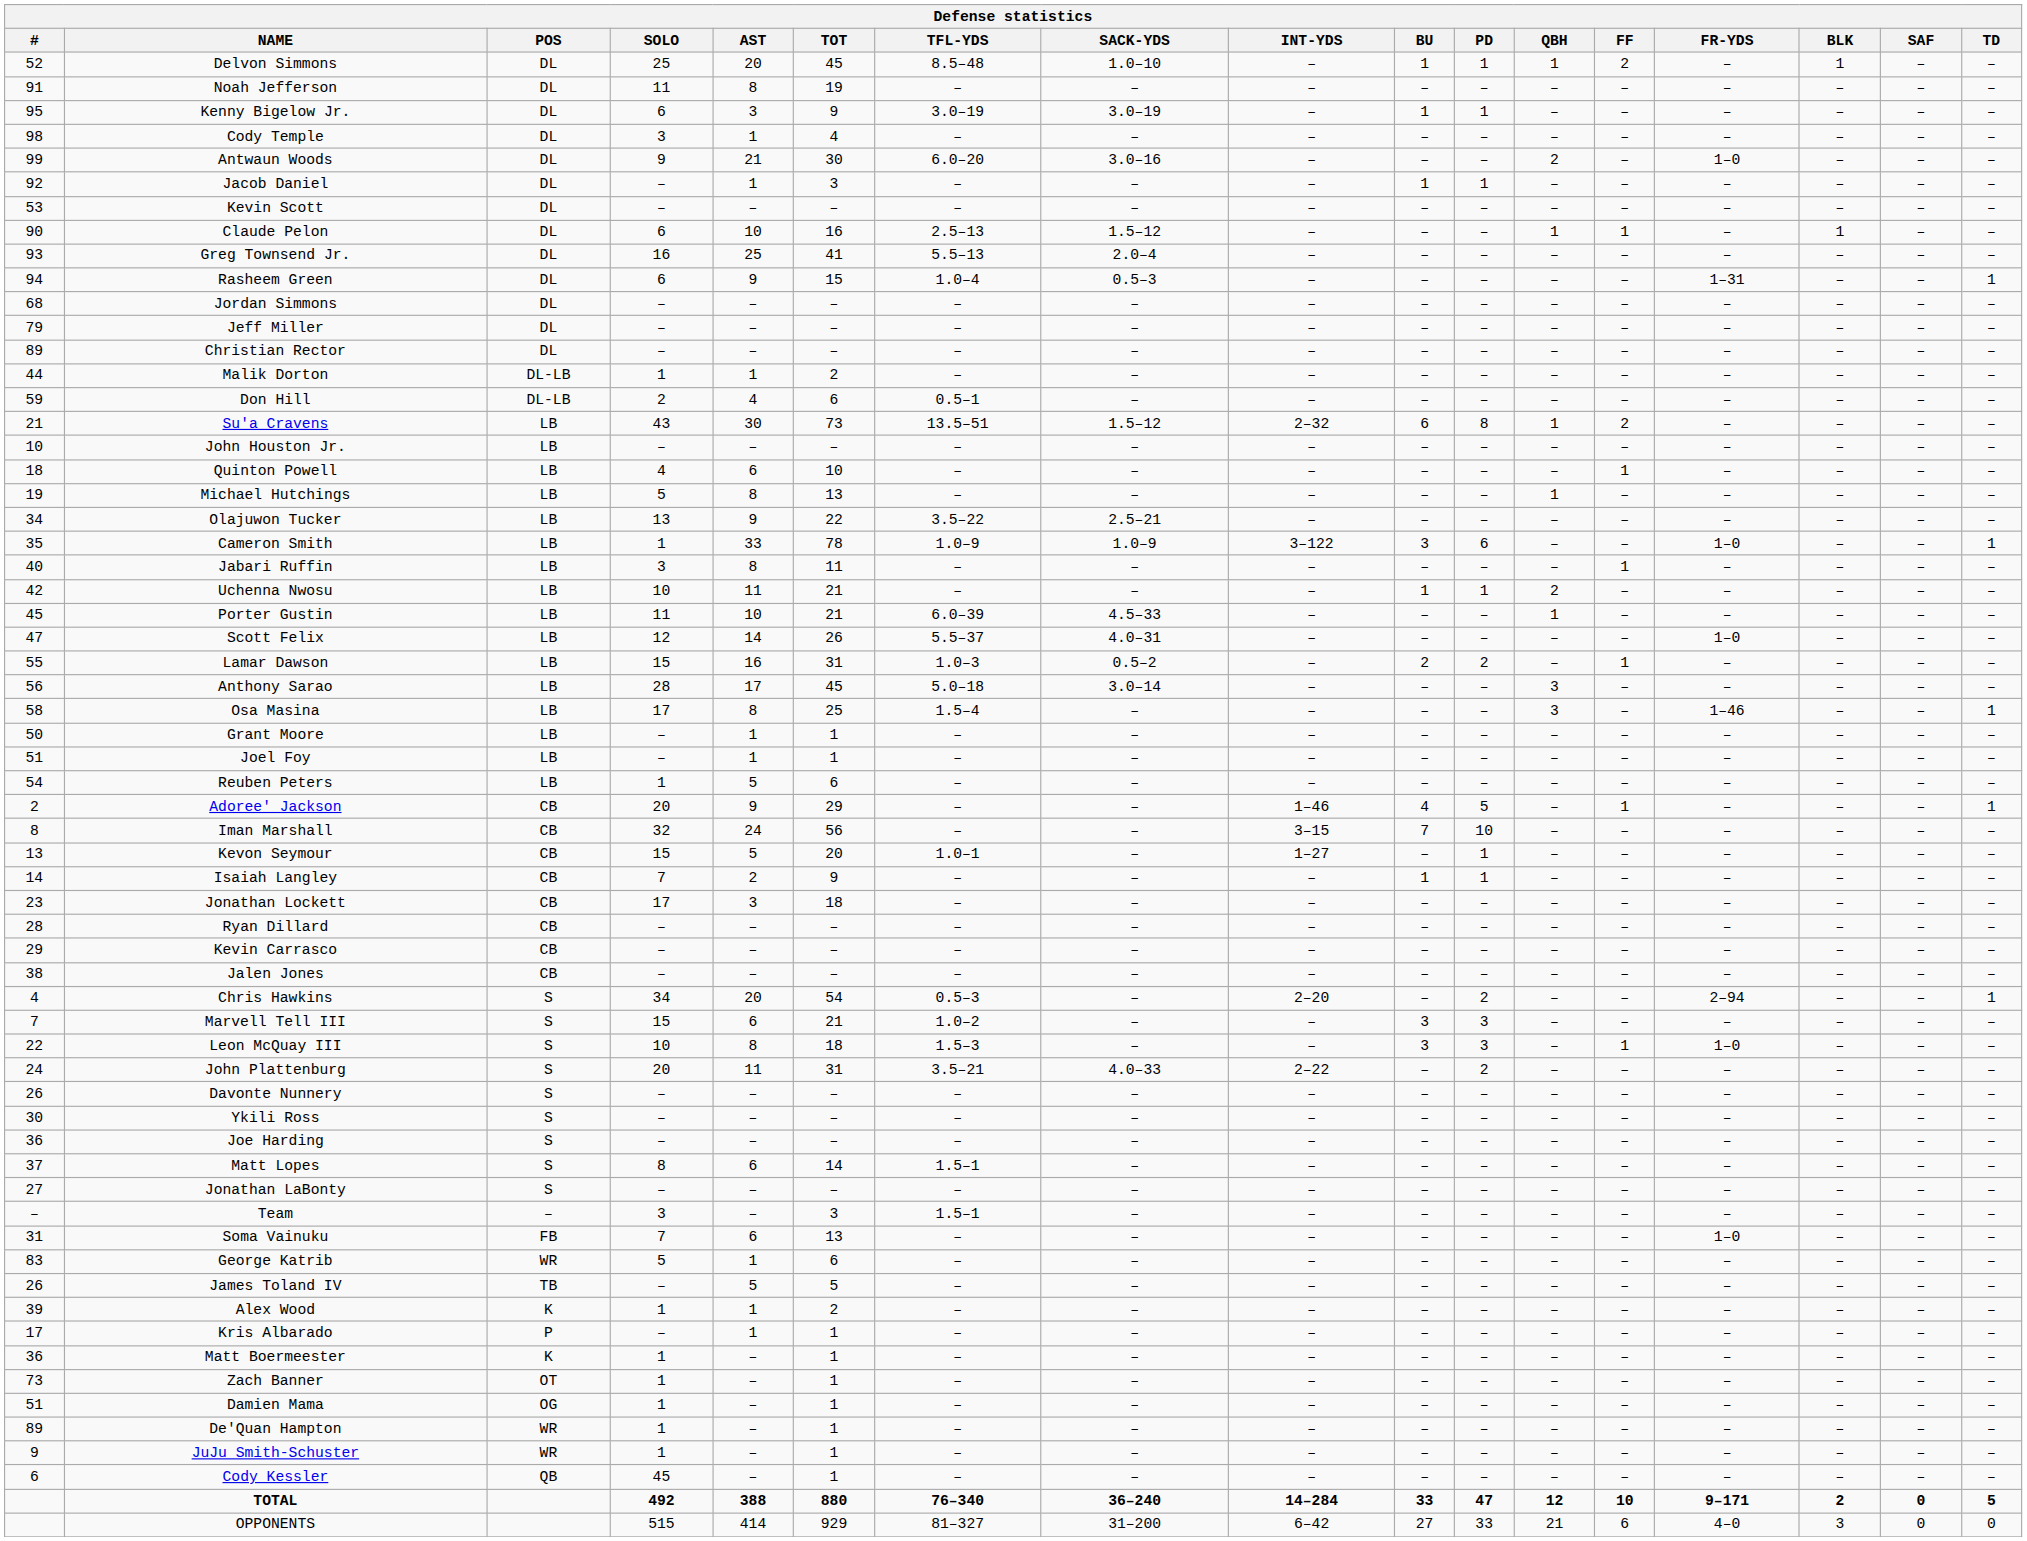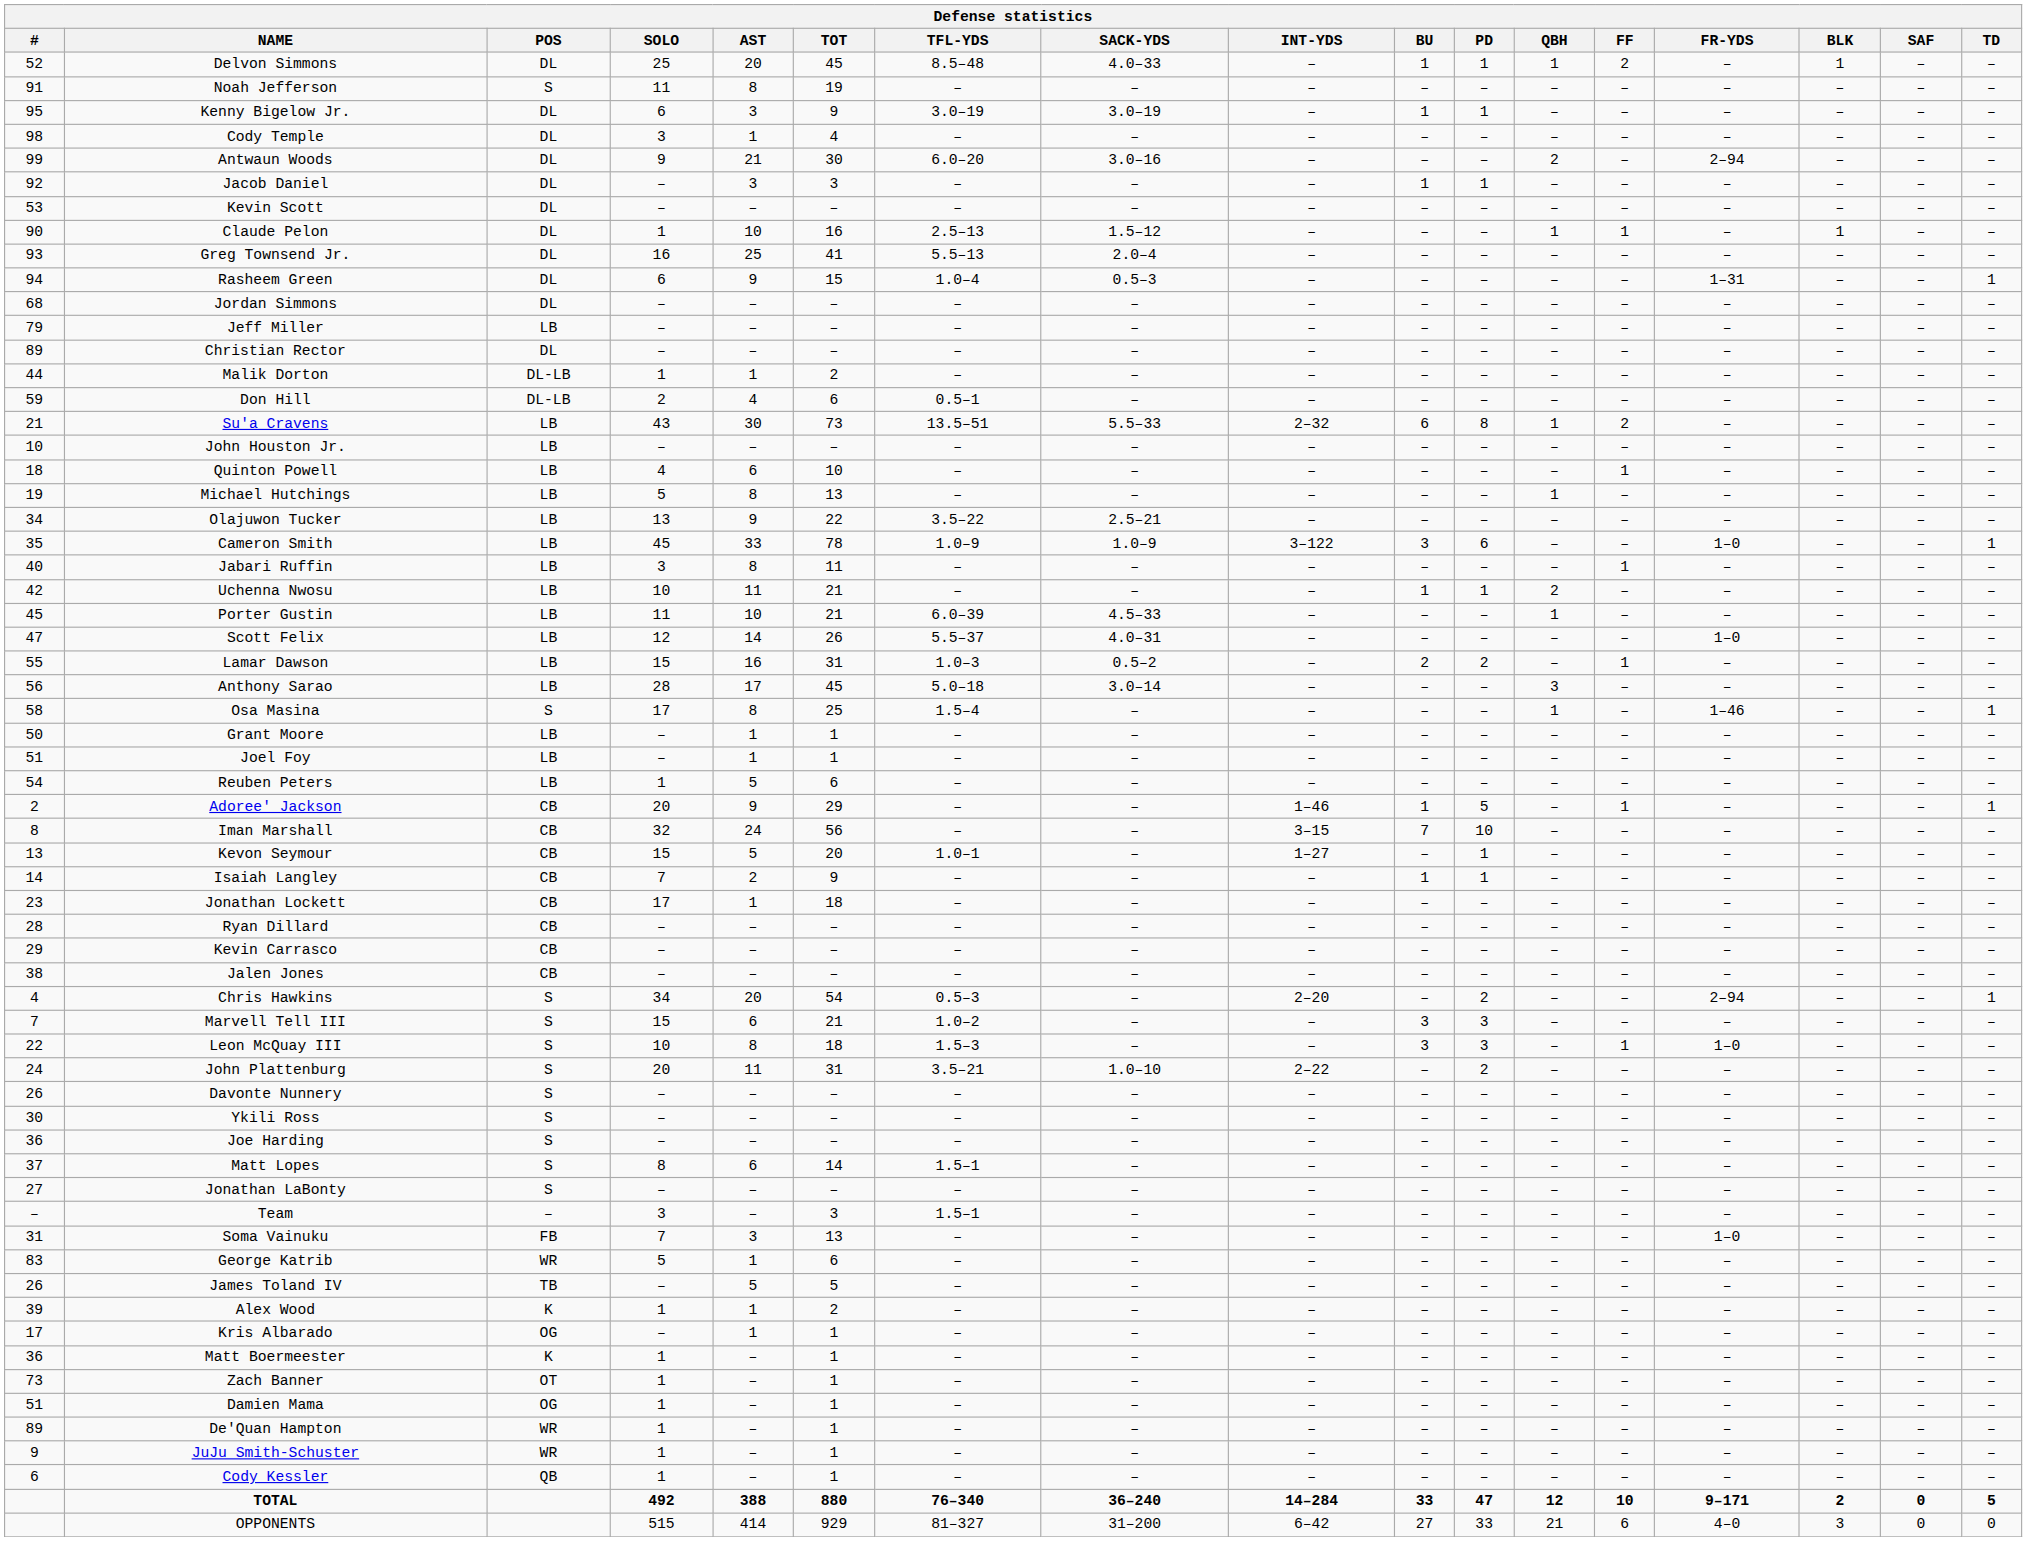(1135, 64) 1.0–10 -> (1135, 64) 4.0–33
(548, 88) DL -> (548, 88) S
(1727, 160) 1–0 -> (1727, 160) 2–94
(753, 184) 1 -> (753, 184) 3
(661, 232) 6 -> (661, 232) 1
(548, 328) DL -> (548, 328) LB
(1135, 424) 1.5–12 -> (1135, 424) 5.5–33
(661, 543) 1 -> (661, 543) 45
(548, 711) LB -> (548, 711) S
(1554, 711) 3 -> (1554, 711) 1
(1425, 807) 4 -> (1425, 807) 1
(753, 902) 3 -> (753, 902) 1
(1135, 1070) 4.0–33 -> (1135, 1070) 1.0–10
(753, 1238) 6 -> (753, 1238) 3
(548, 1333) P -> (548, 1333) OG
(661, 1477) 45 -> (661, 1477) 1
